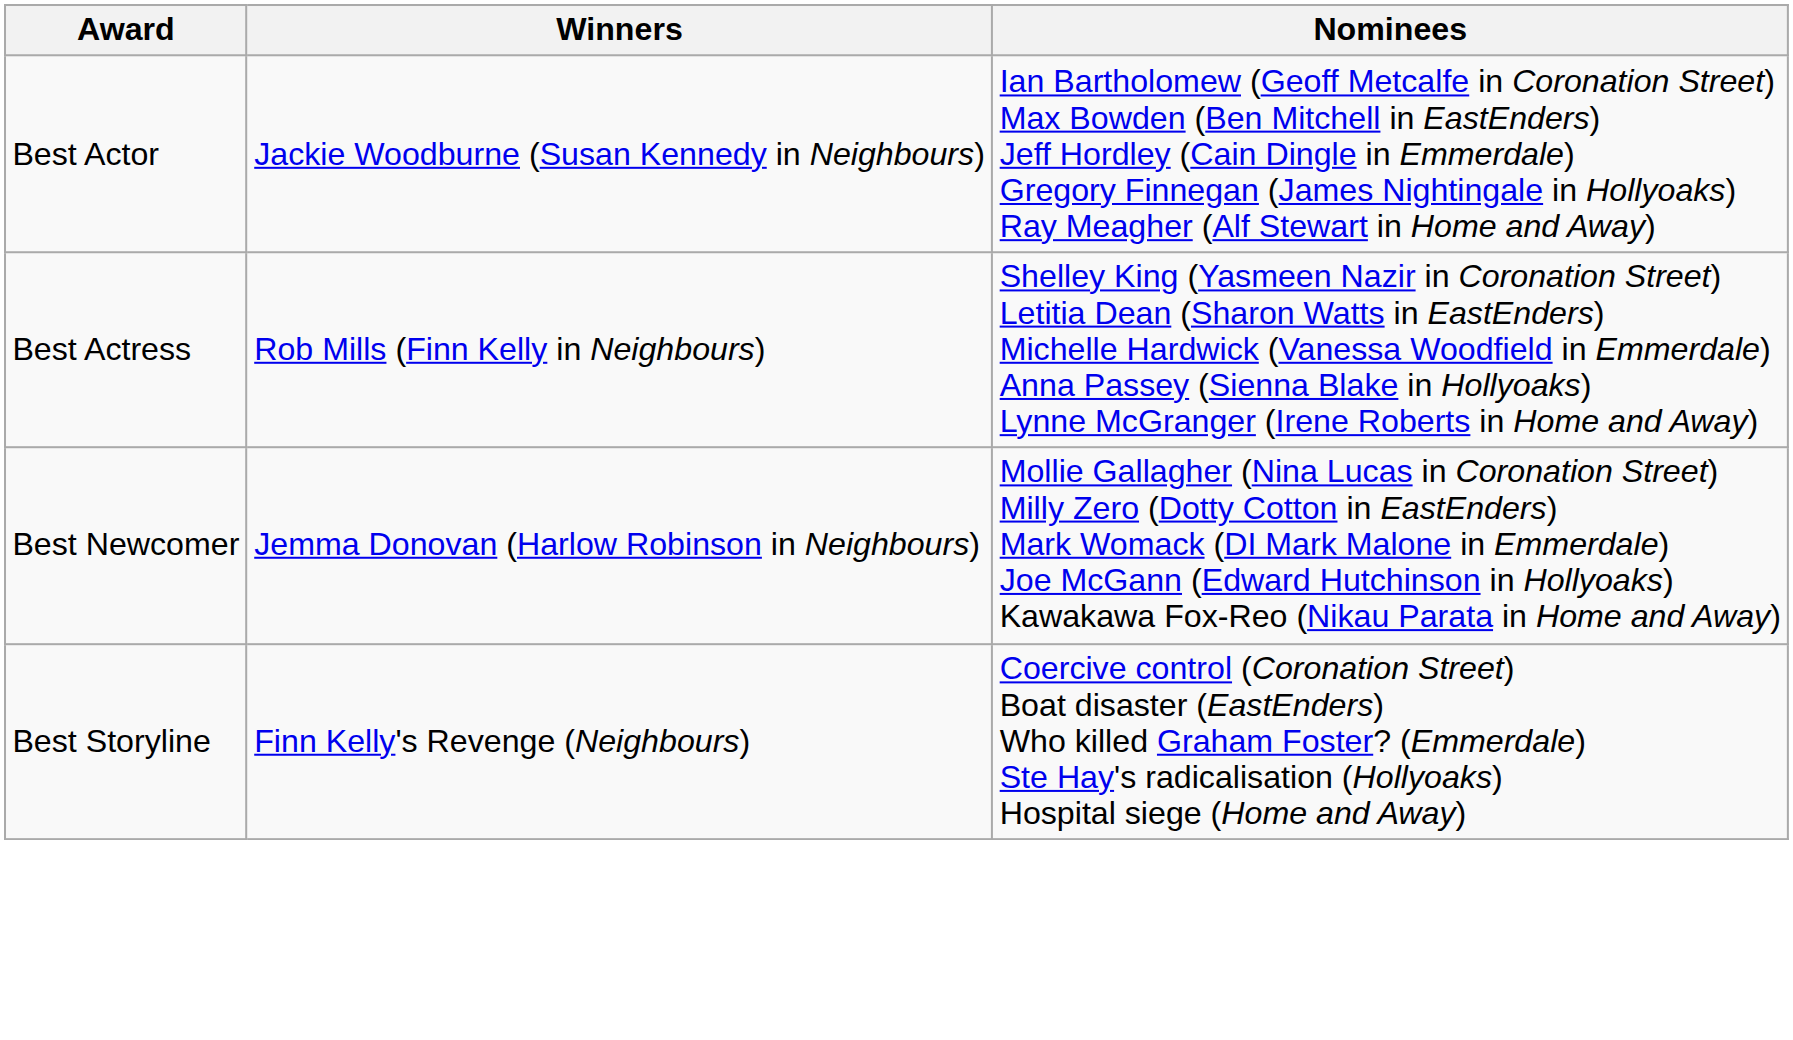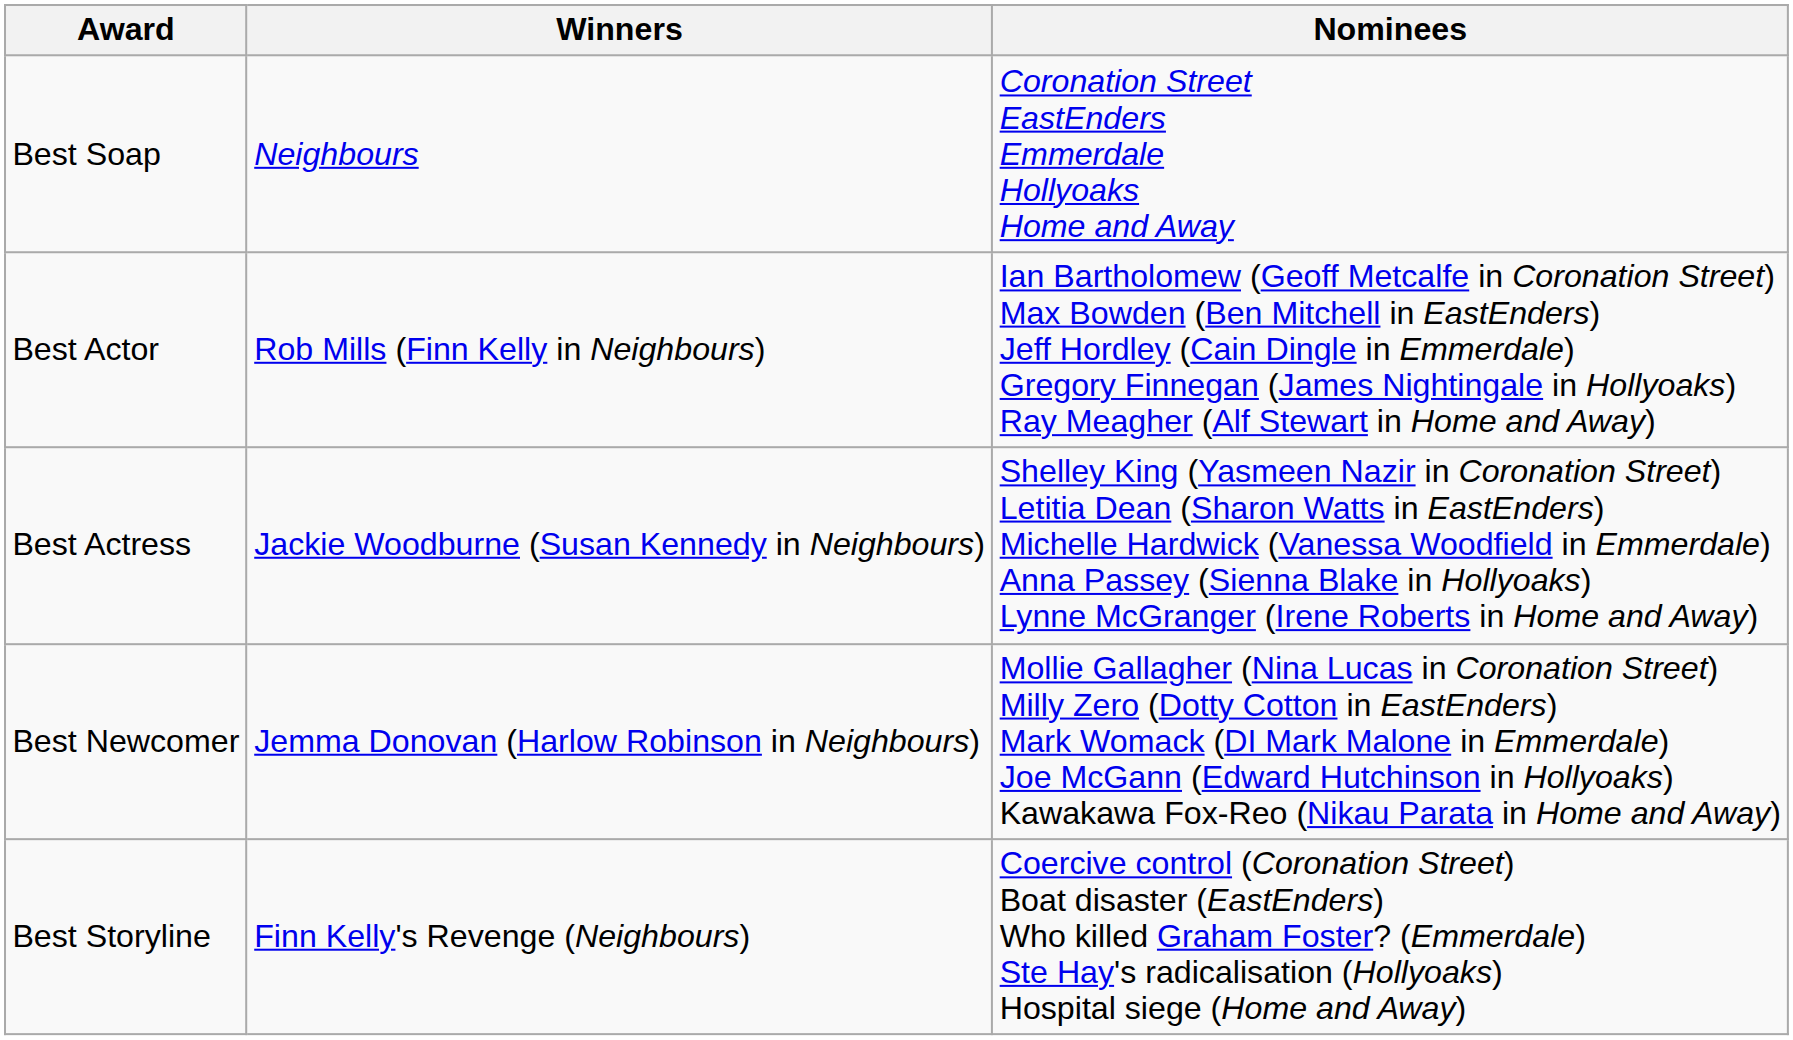+ row: (87, 153)
(620, 153) Jackie Woodburne (Susan Kennedy in Neighbours) -> (510, 349) Rob Mills (Finn Kelly in Neighbours)
(510, 349) Rob Mills (Finn Kelly in Neighbours) -> (620, 544) Jackie Woodburne (Susan Kennedy in Neighbours)
